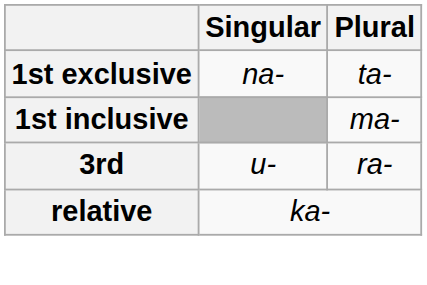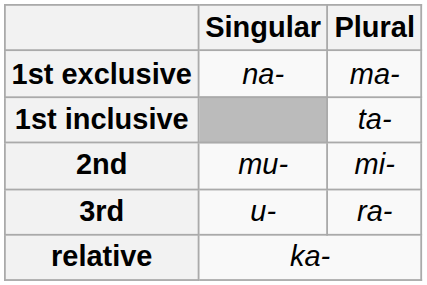(375, 73) ta- -> (375, 73) ma-
(375, 119) ma- -> (375, 119) ta-
+ row: (102, 165)
